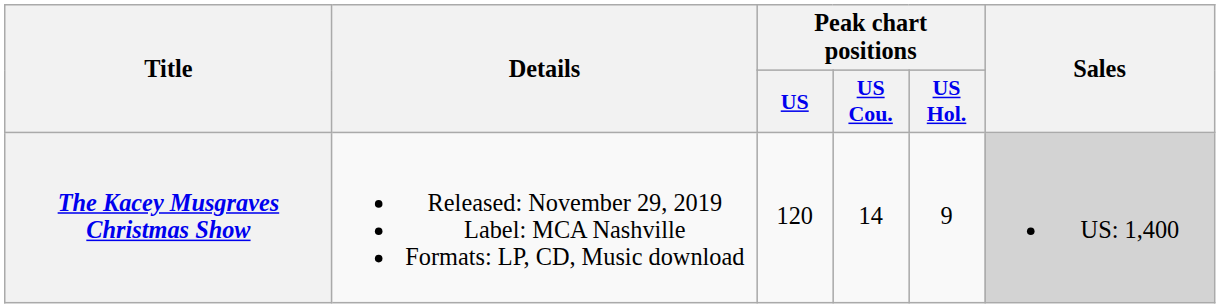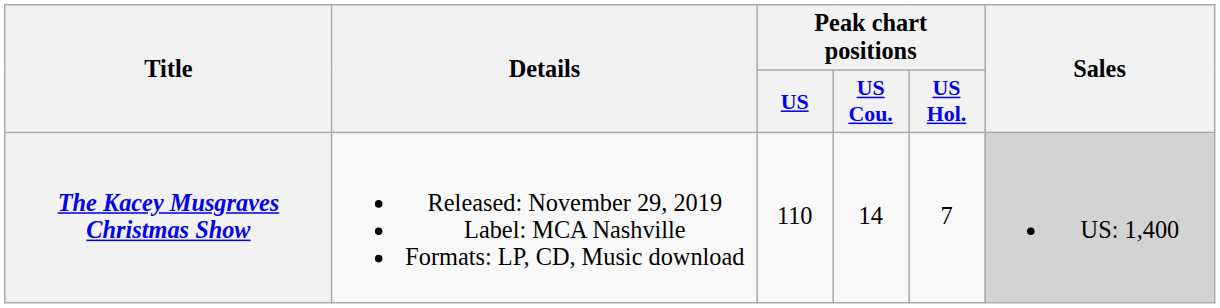(795, 217) 120 -> (795, 217) 110
(947, 217) 9 -> (947, 217) 7
